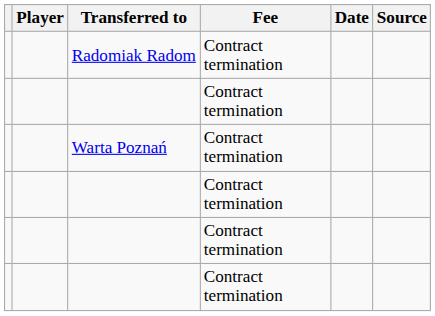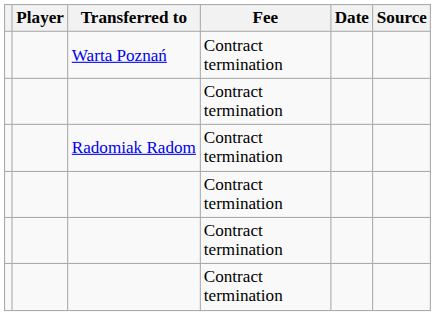rows swapped: (8, 55) <-> (8, 148)
